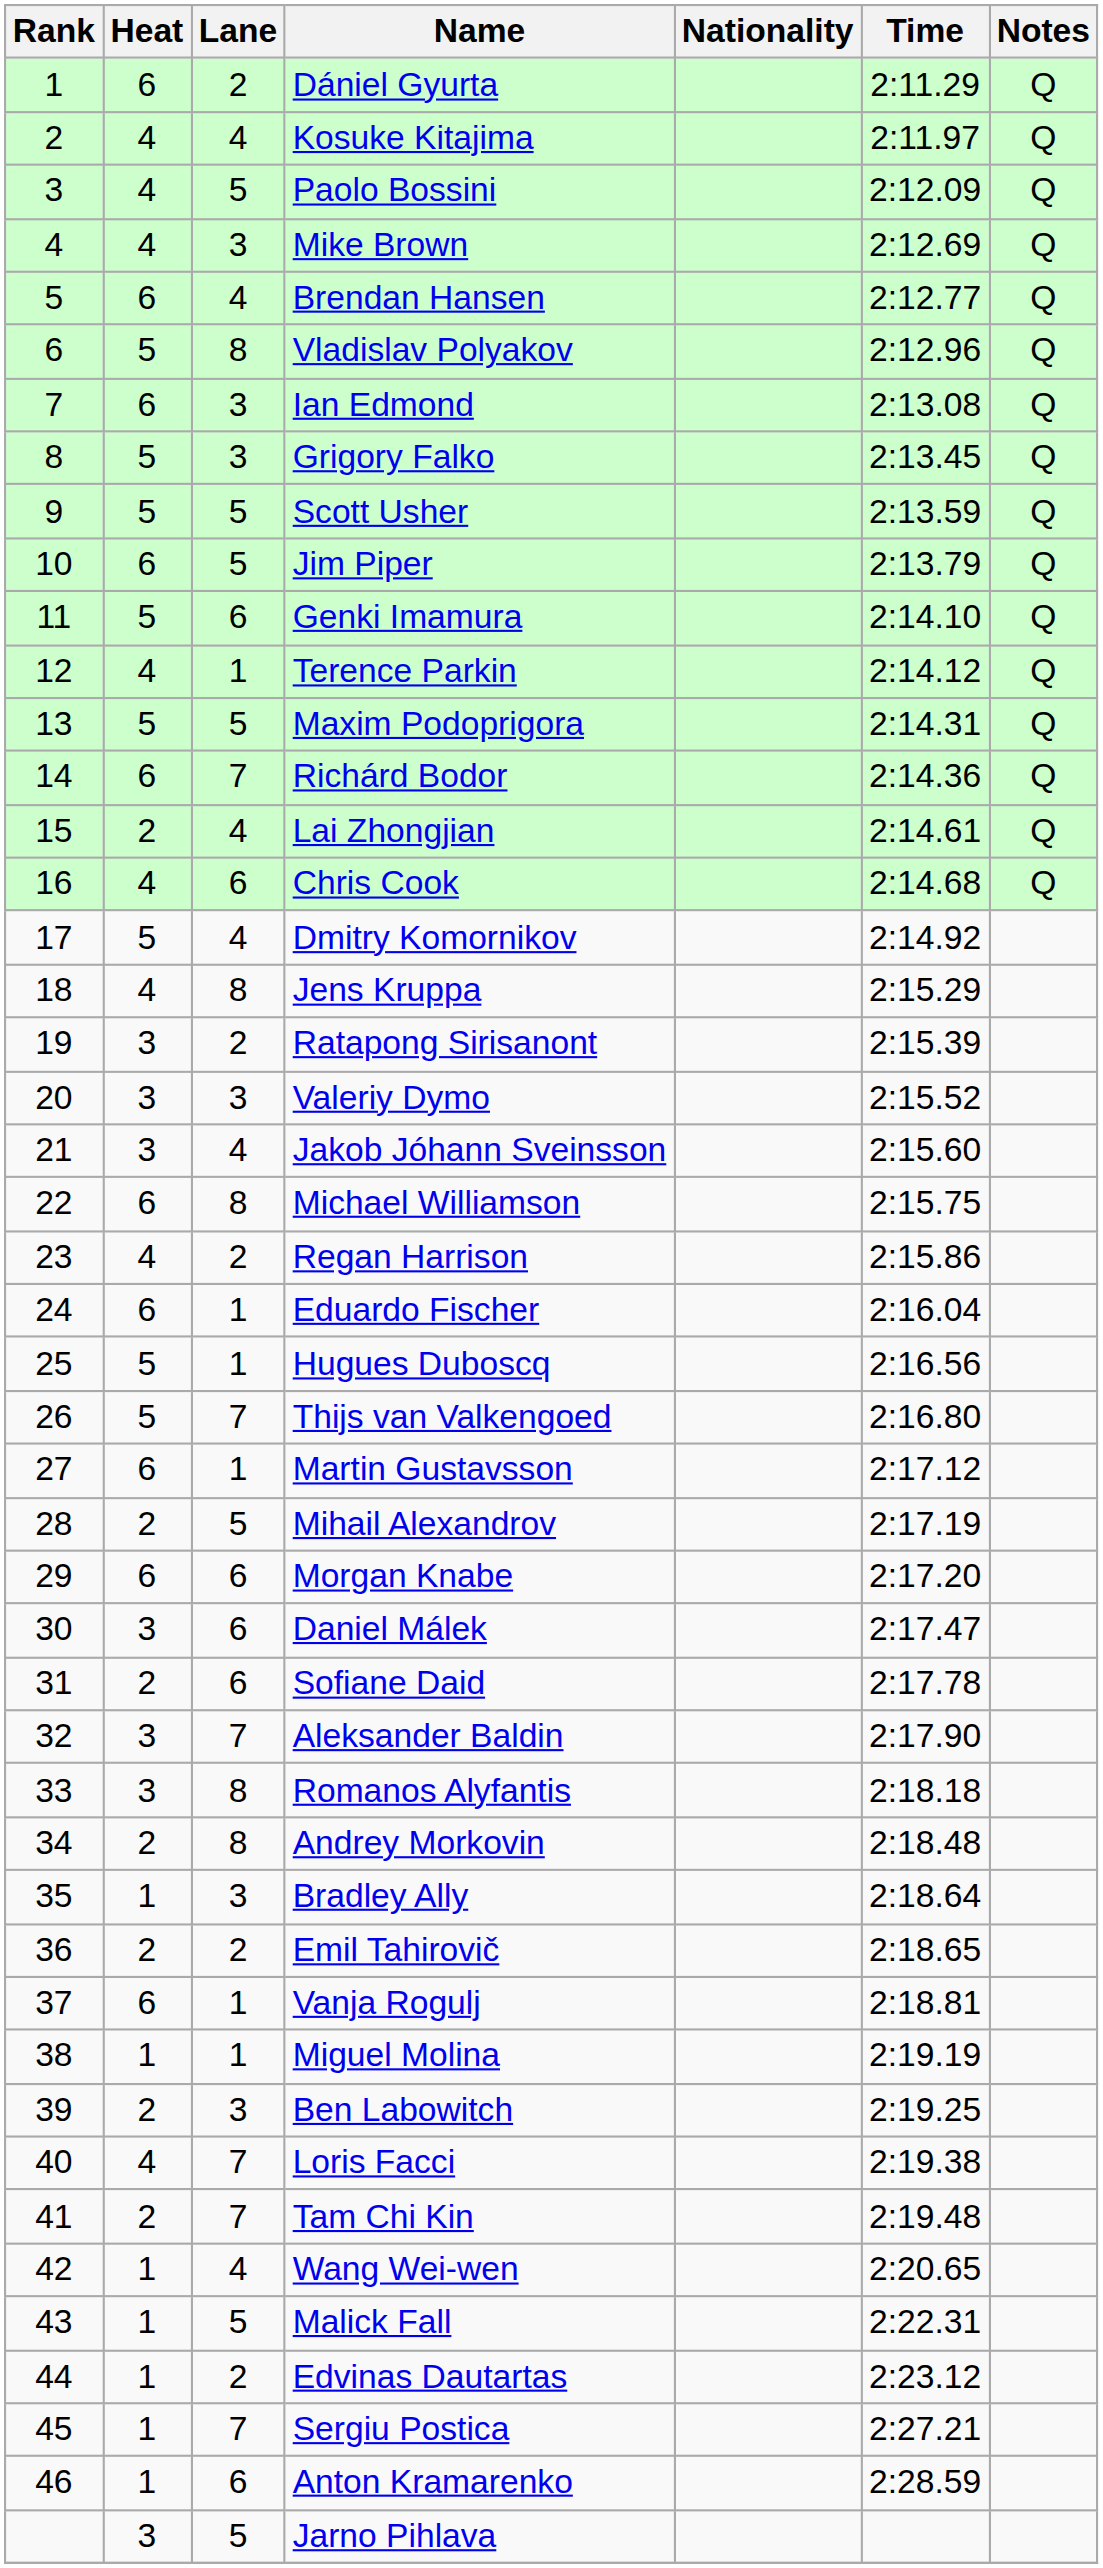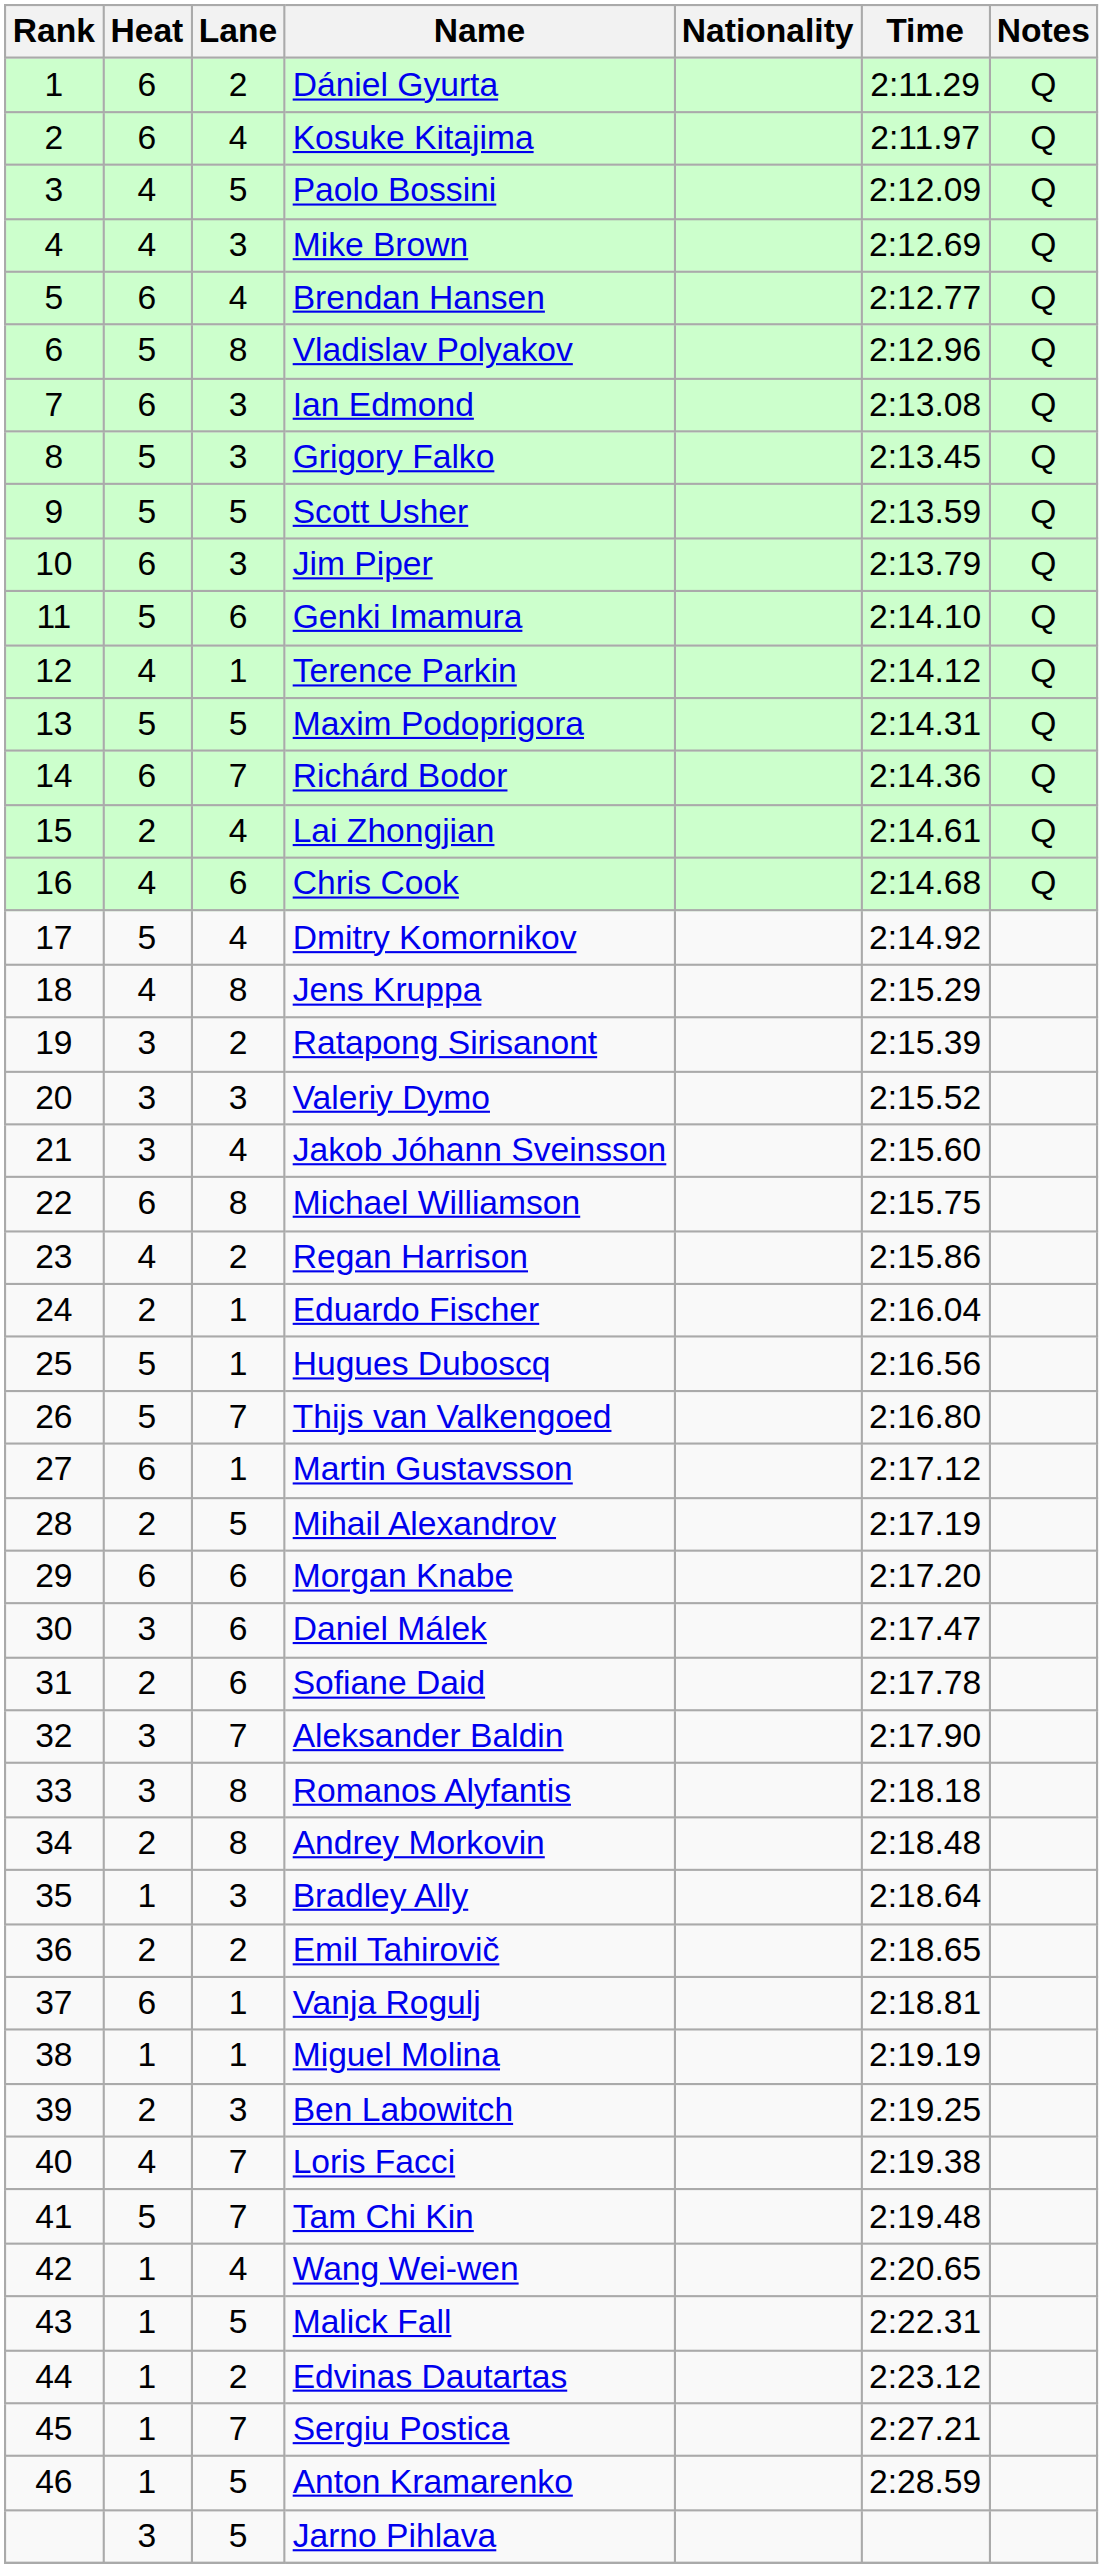(147, 137) 4 -> (147, 137) 6
(238, 564) 5 -> (238, 564) 3
(147, 1310) 6 -> (147, 1310) 2
(147, 2215) 2 -> (147, 2215) 5
(238, 2482) 6 -> (238, 2482) 5
